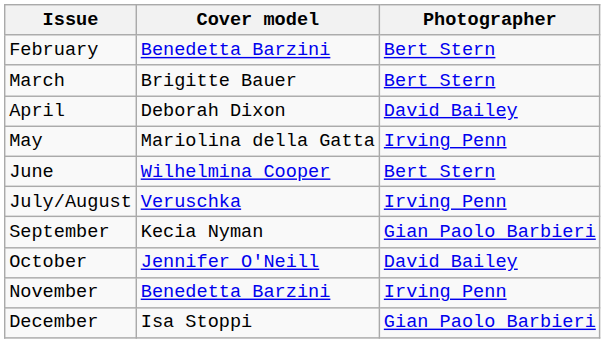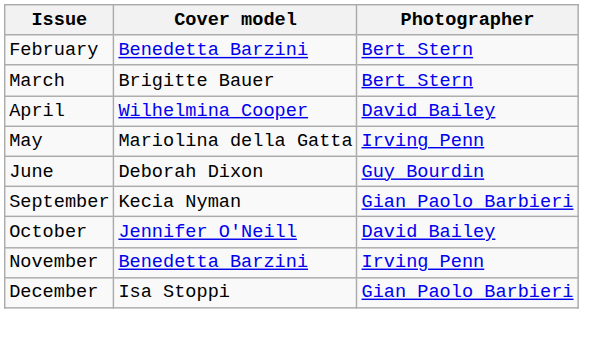(213, 111) Deborah Dixon -> (213, 111) Wilhelmina Cooper
(236, 171) Wilhelmina Cooper -> (191, 171) Deborah Dixon
(440, 171) Bert Stern -> (423, 171) Guy Bourdin
- row: (71, 202)
